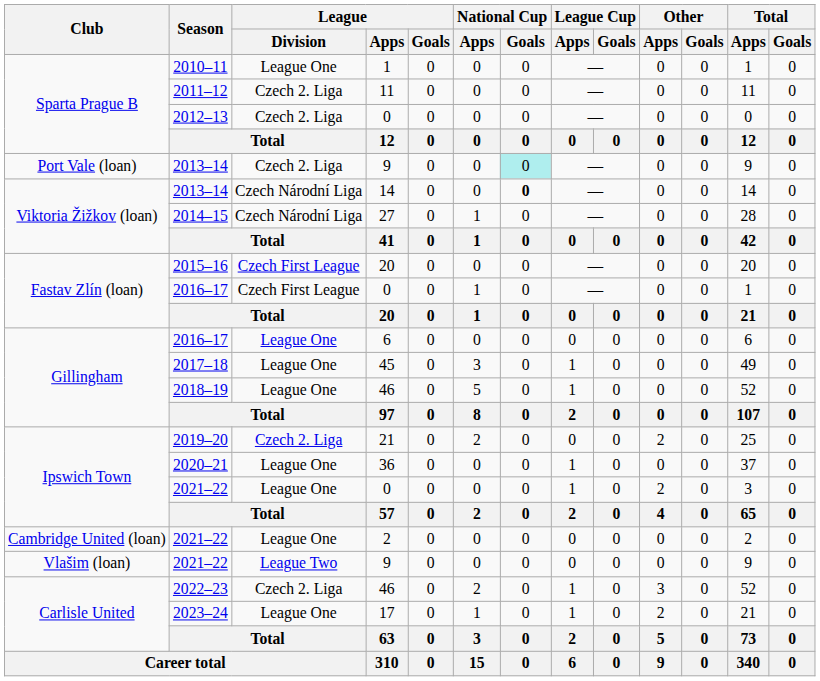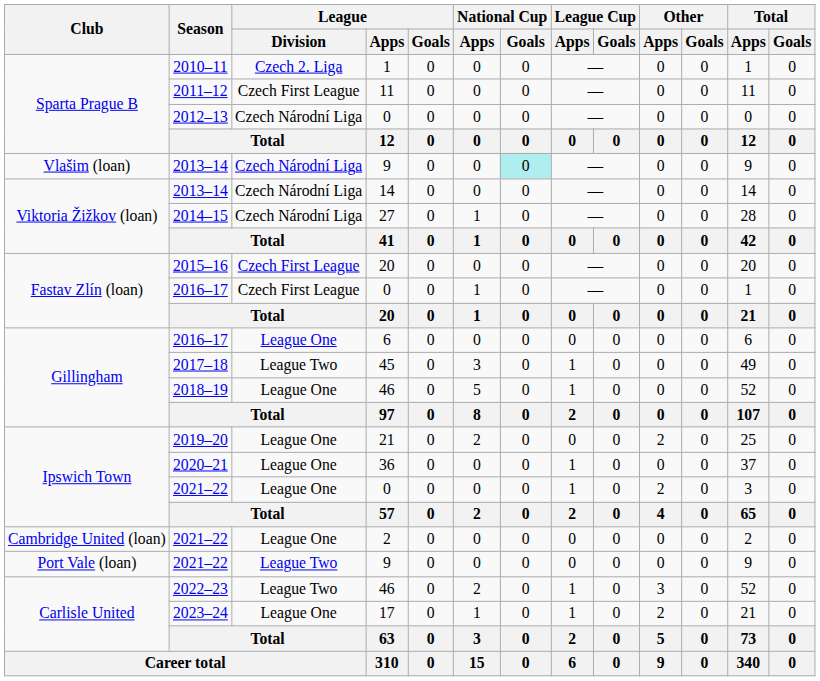(299, 66) League One -> (299, 66) Czech 2. Liga
(299, 91) Czech 2. Liga -> (299, 91) Czech First League
(299, 116) Czech 2. Liga -> (299, 116) Czech Národní Liga
(87, 166) Port Vale (loan) -> (87, 166) Vlašim (loan)
(299, 166) Czech 2. Liga -> (299, 166) Czech Národní Liga
(526, 191) bold -> (526, 191) normal
(299, 365) League One -> (299, 365) League Two
(299, 439) Czech 2. Liga -> (299, 439) League One
(87, 564) Vlašim (loan) -> (87, 564) Port Vale (loan)
(299, 588) Czech 2. Liga -> (299, 588) League Two
